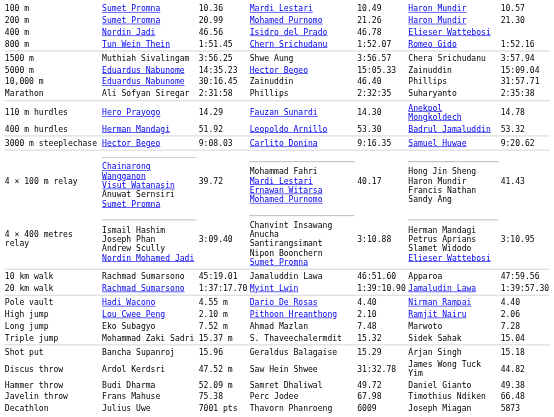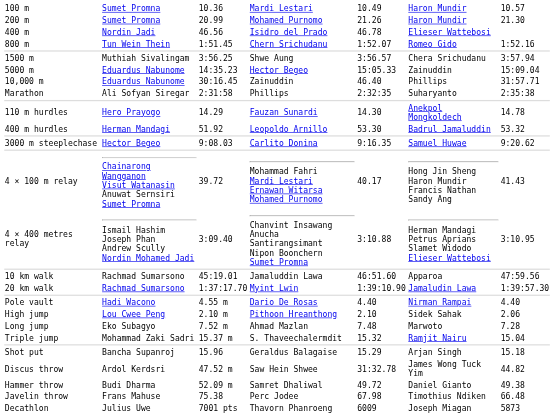(437, 314) Ramjit Nairu -> (435, 314) Sidek Sahak
(435, 338) Sidek Sahak -> (437, 338) Ramjit Nairu
